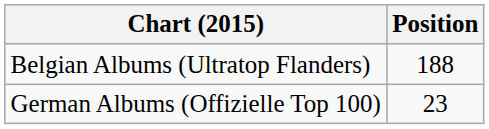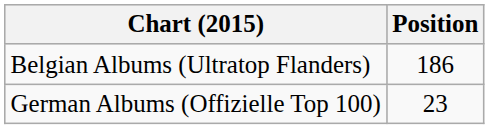(435, 63) 188 -> (435, 63) 186
